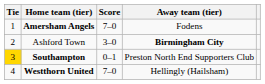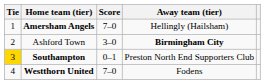(189, 26) Fodens -> (189, 26) Hellingly (Hailsham)
(189, 71) Hellingly (Hailsham) -> (189, 71) Fodens
